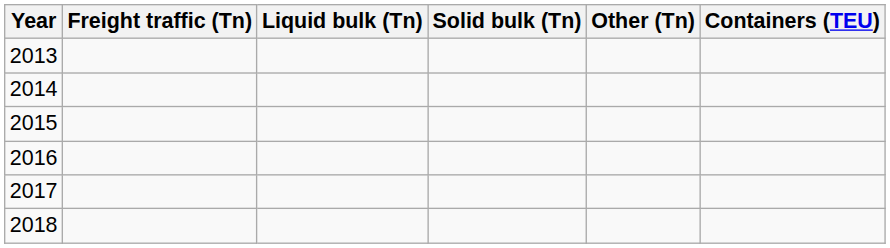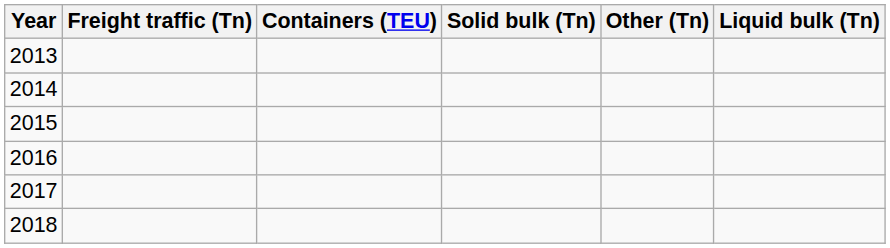columns swapped: (342, 21) <-> (792, 21)
